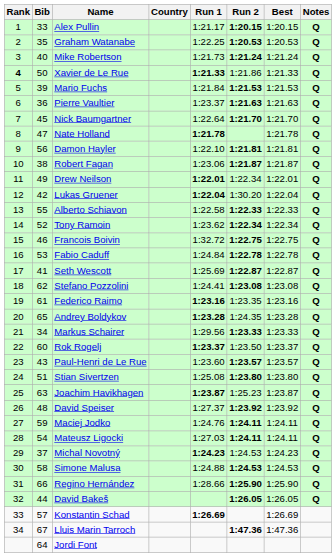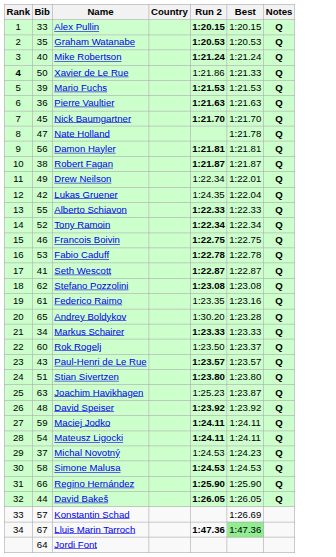- column: (209, 12)
(246, 194) 1:30.20 -> (209, 194) 1:24.35
(246, 316) 1:24.35 -> (209, 316) 1:30.20
(282, 529) no background -> (245, 529) lightgreen background
